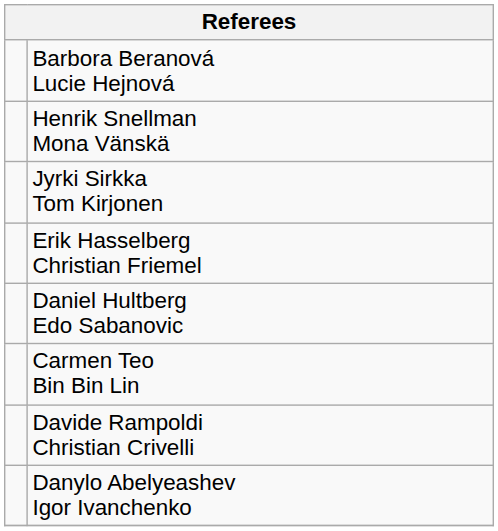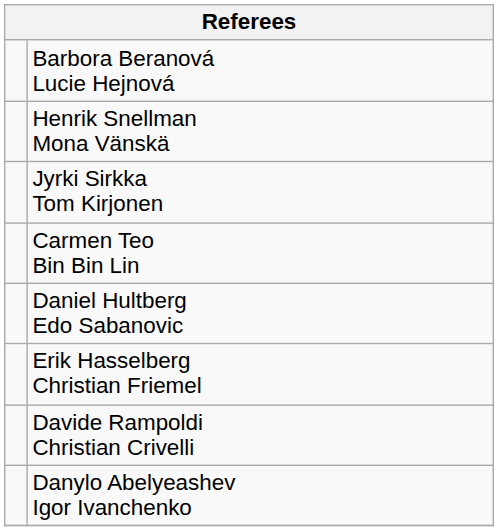rows swapped: (93, 374) <-> (117, 252)
